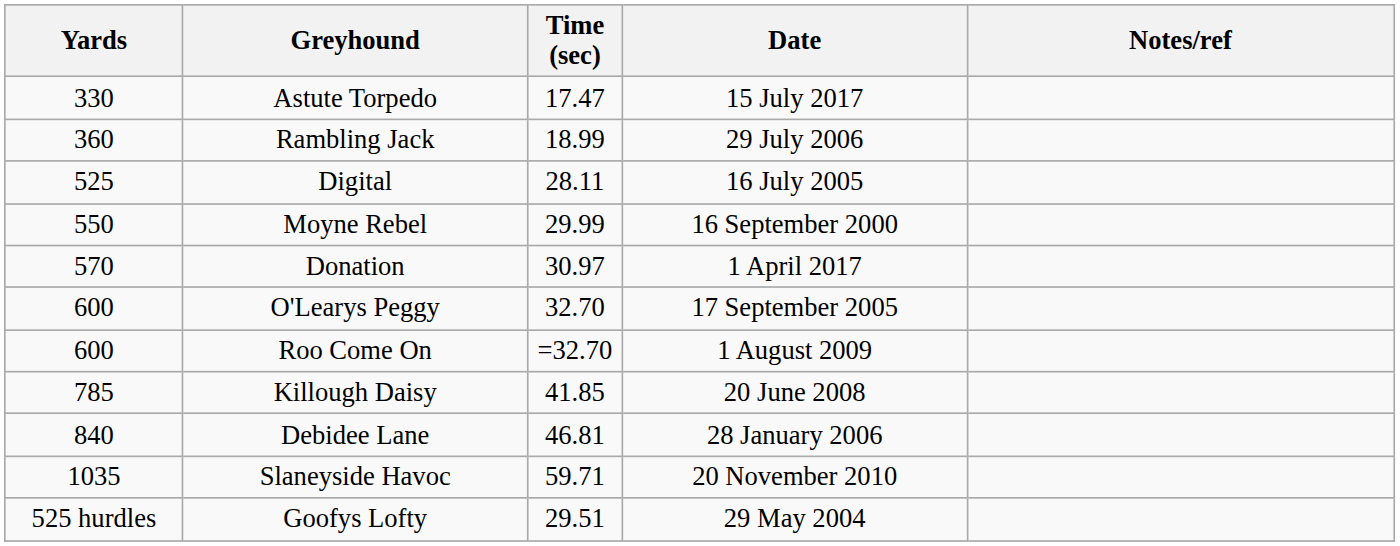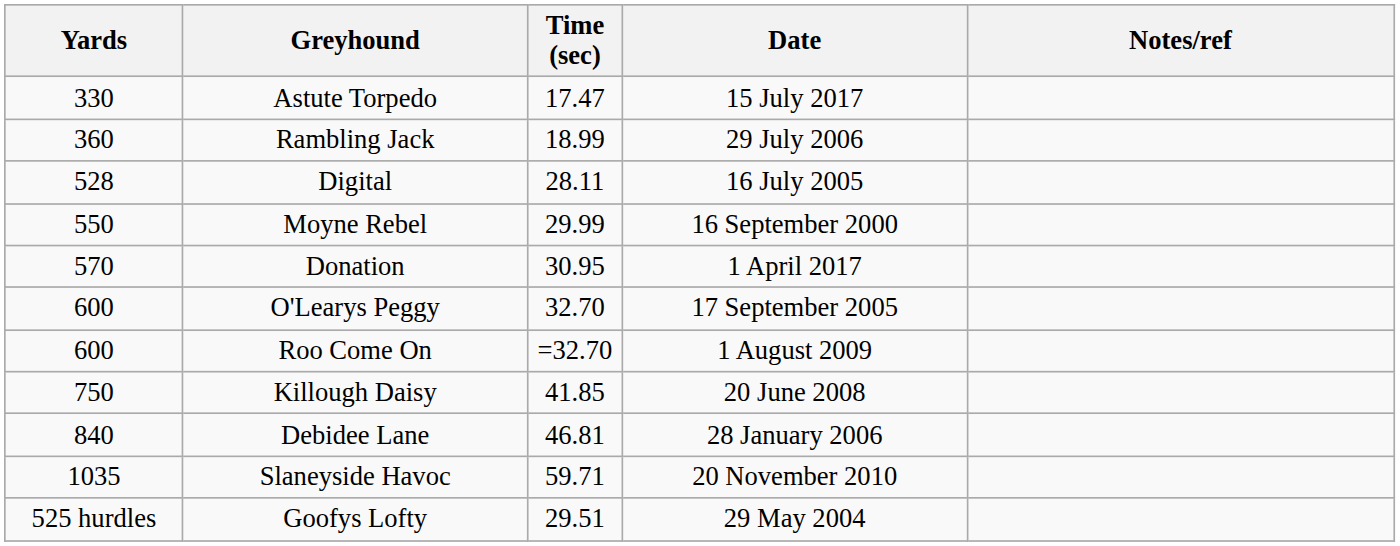(94, 181) 525 -> (94, 181) 528
(575, 266) 30.97 -> (575, 266) 30.95
(94, 392) 785 -> (94, 392) 750
